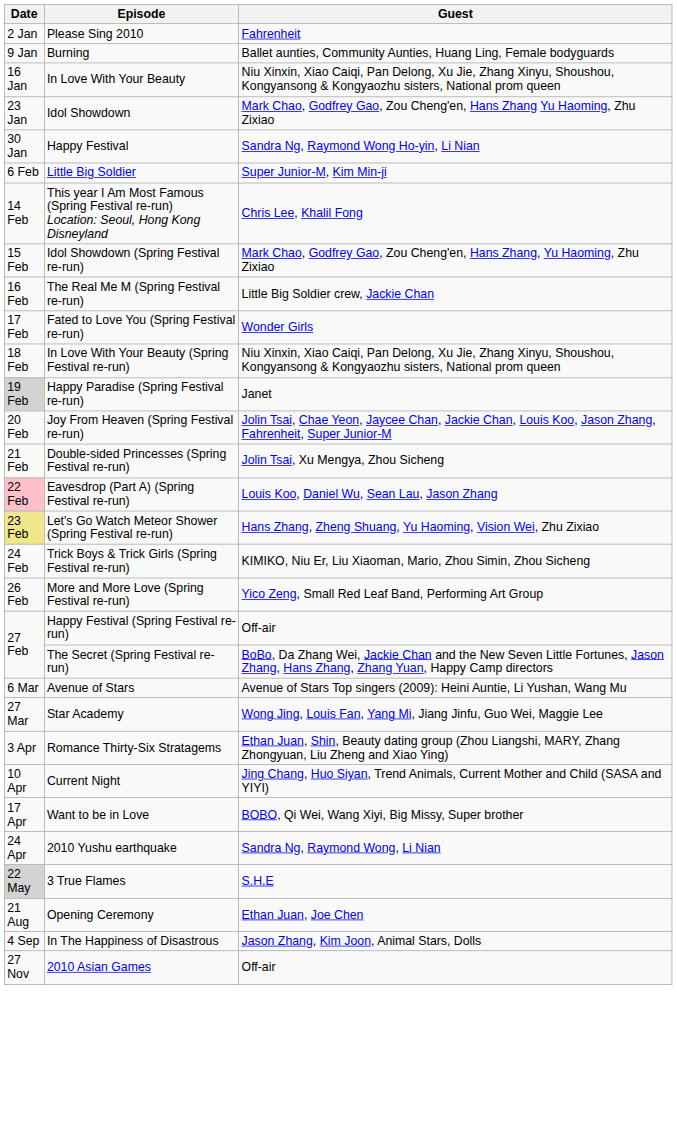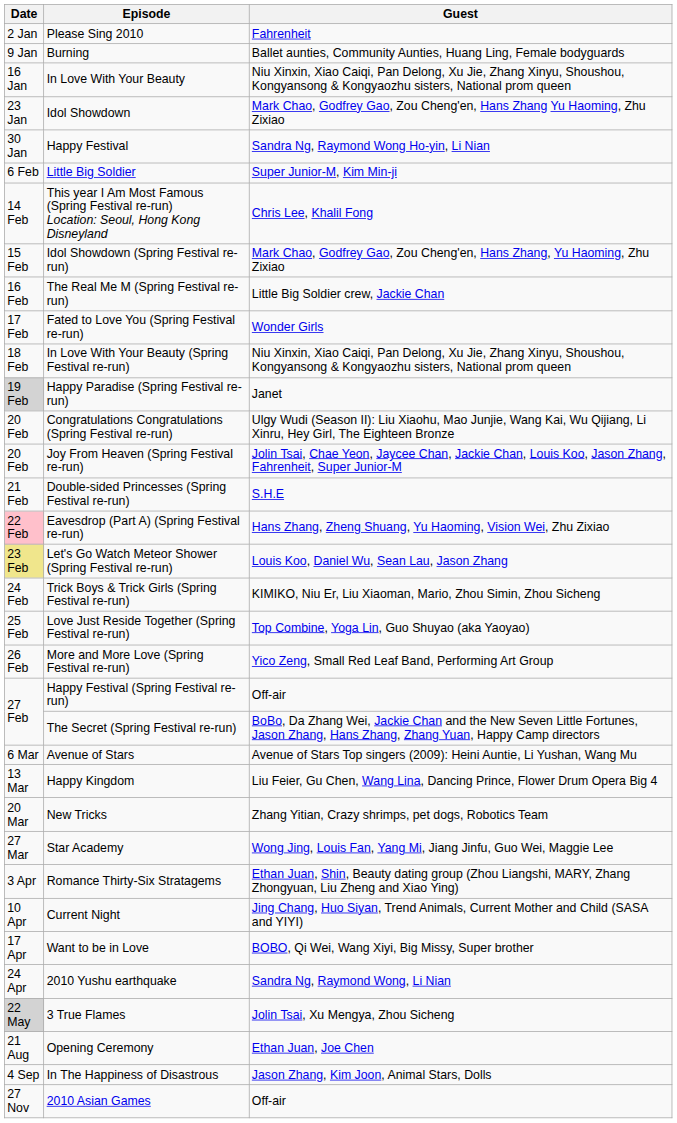+ row: (135, 427)
(343, 461) Jolin Tsai, Xu Mengya, Zhou Sicheng -> (268, 494) S.H.E
(370, 494) Louis Koo, Daniel Wu, Sean Lau, Jason Zhang -> (431, 527) Hans Zhang, Zheng Shuang, Yu Haoming, Vision Wei, Zhu Zixiao
(420, 527) Hans Zhang, Zheng Shuang, Yu Haoming, Vision Wei, Zhu Zixiao -> (380, 561) Louis Koo, Daniel Wu, Sean Lau, Jason Zhang
+ row: (141, 628)
+ row: (91, 781)
+ row: (77, 814)
(258, 881) S.H.E -> (353, 1014) Jolin Tsai, Xu Mengya, Zhou Sicheng
